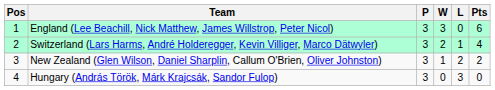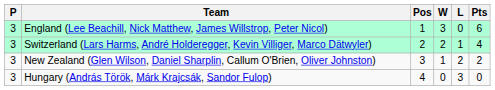columns swapped: (16, 12) <-> (425, 12)
